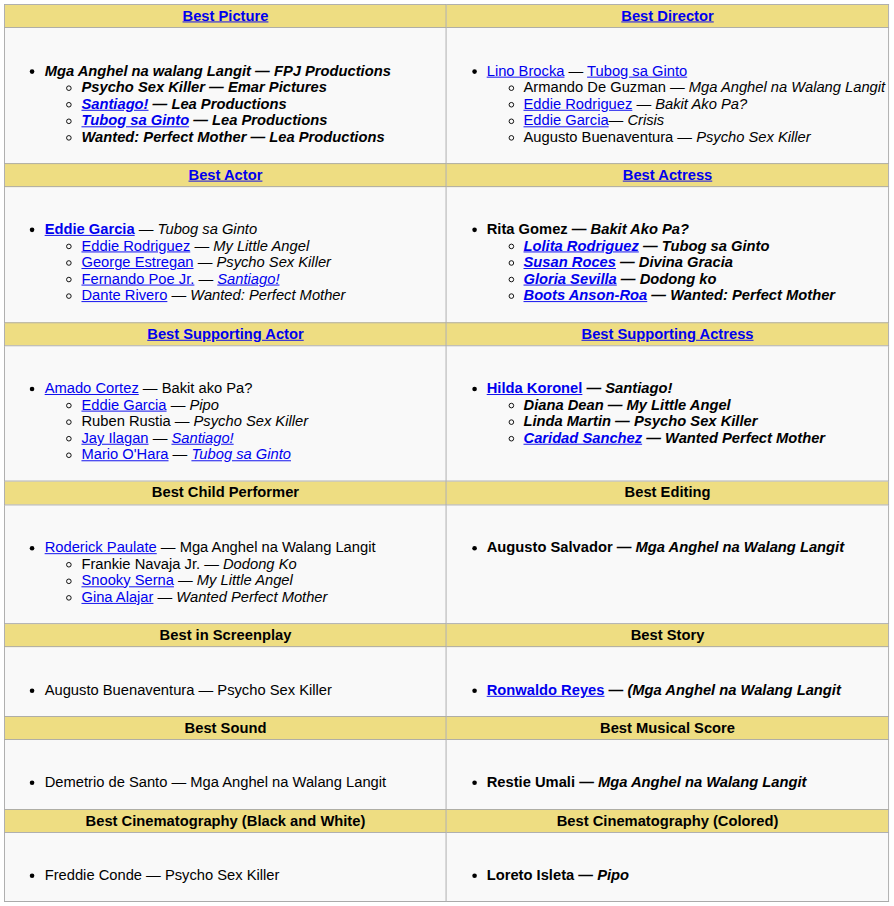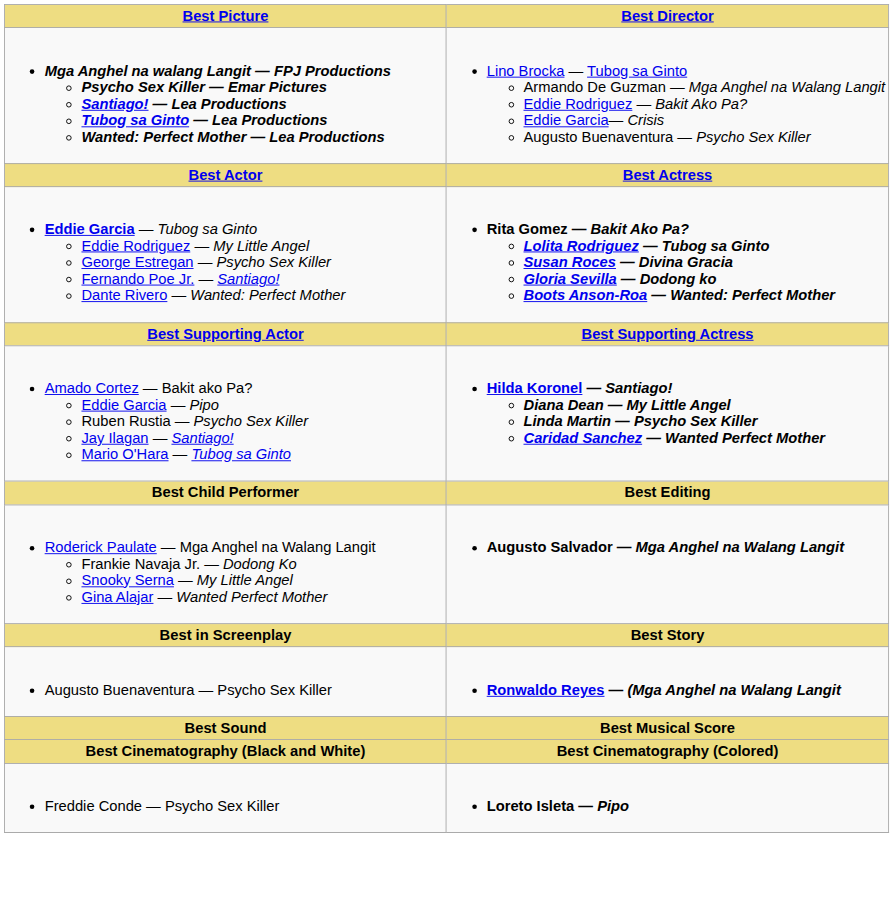- row: (225, 783)
